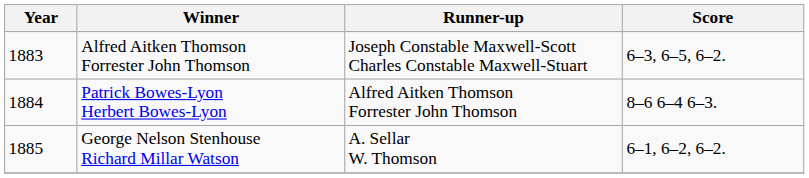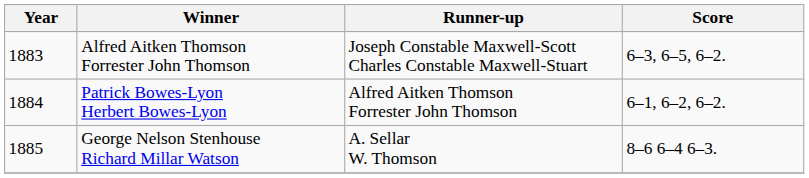(672, 102) 8–6 6–4 6–3. -> (676, 102) 6–1, 6–2, 6–2.
(676, 149) 6–1, 6–2, 6–2. -> (672, 149) 8–6 6–4 6–3.
